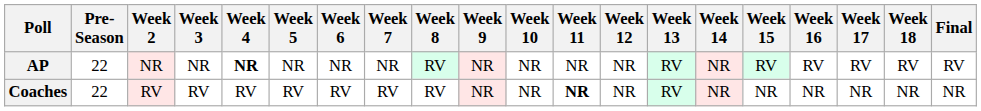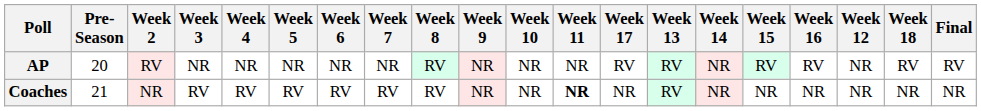columns swapped: (624, 28) <-> (861, 28)
(99, 65) 22 -> (99, 65) 20
(151, 65) NR -> (151, 65) RV
(246, 65) bold -> (246, 65) normal
(99, 92) 22 -> (99, 92) 21
(151, 92) RV -> (151, 92) NR
